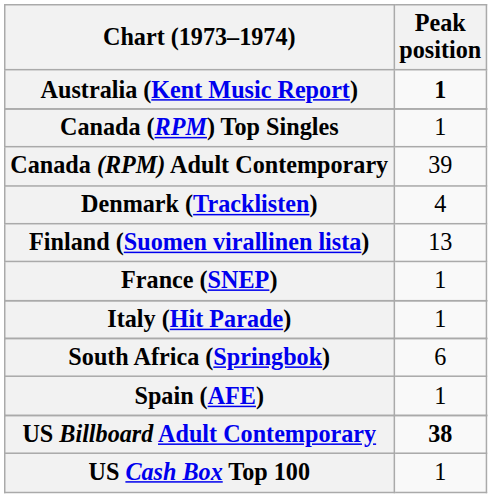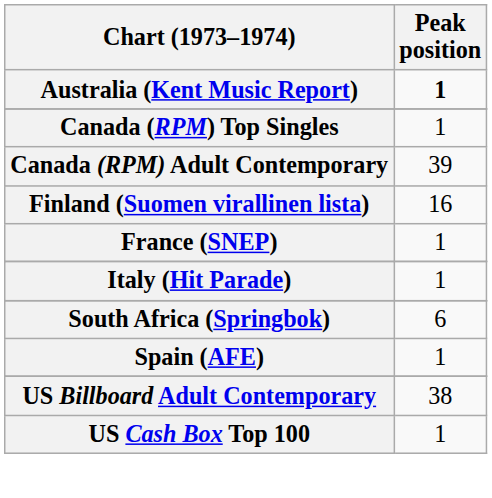- row: (199, 204)
(440, 242) 13 -> (440, 204) 16
(440, 434) bold -> (440, 395) normal
